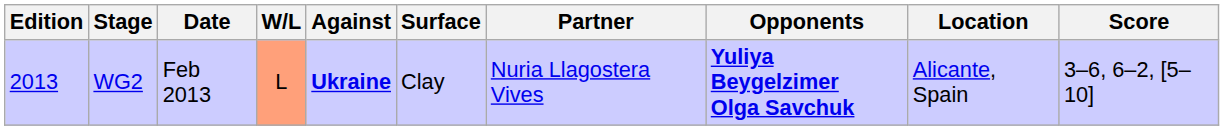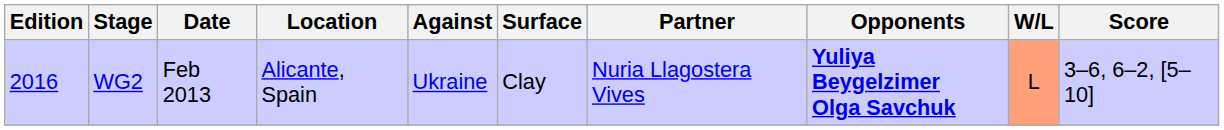columns swapped: (983, 21) <-> (281, 21)
(34, 82) 2013 -> (34, 82) 2016
(351, 82) bold -> (450, 82) normal
